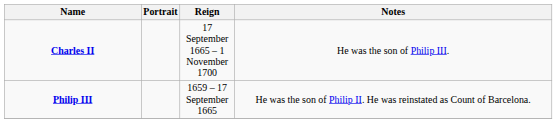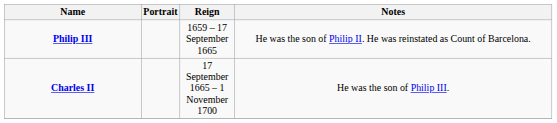rows swapped: (73, 99) <-> (73, 50)
